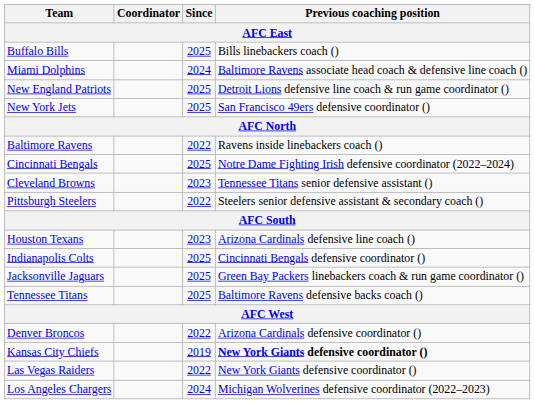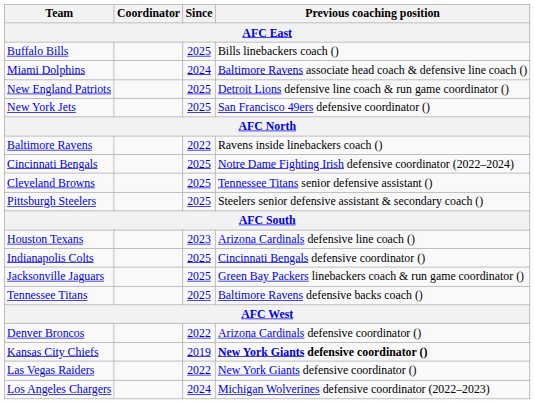(199, 182) 2023 -> (199, 182) 2025
(199, 201) 2022 -> (199, 201) 2025
